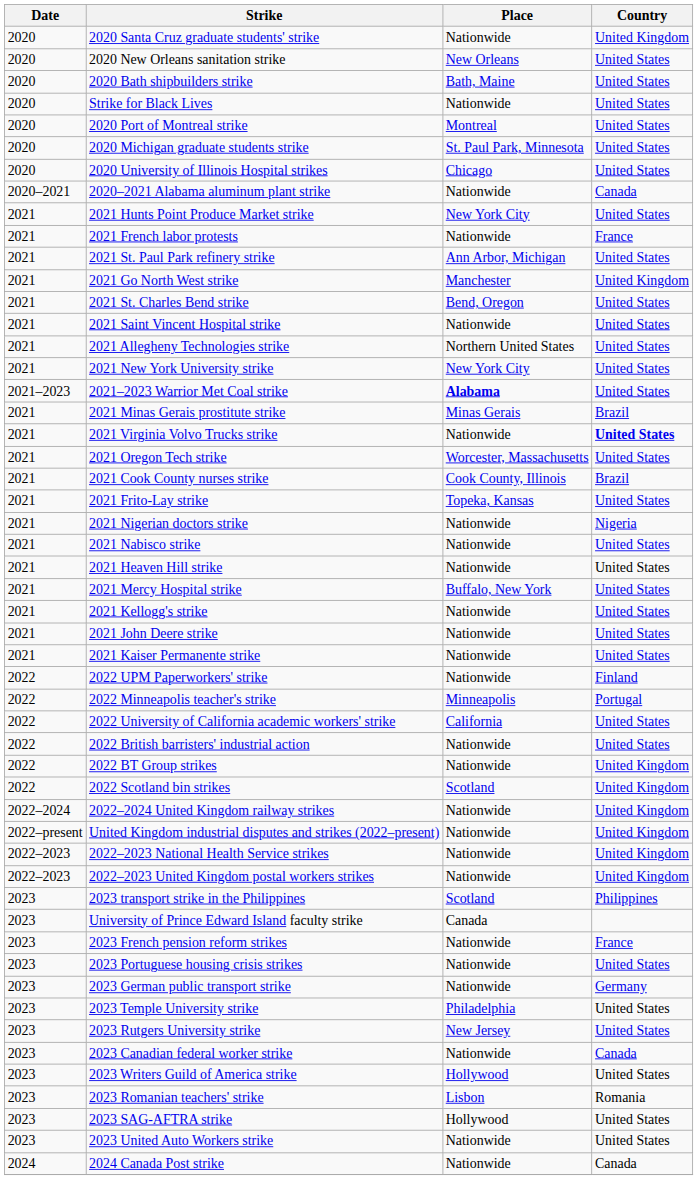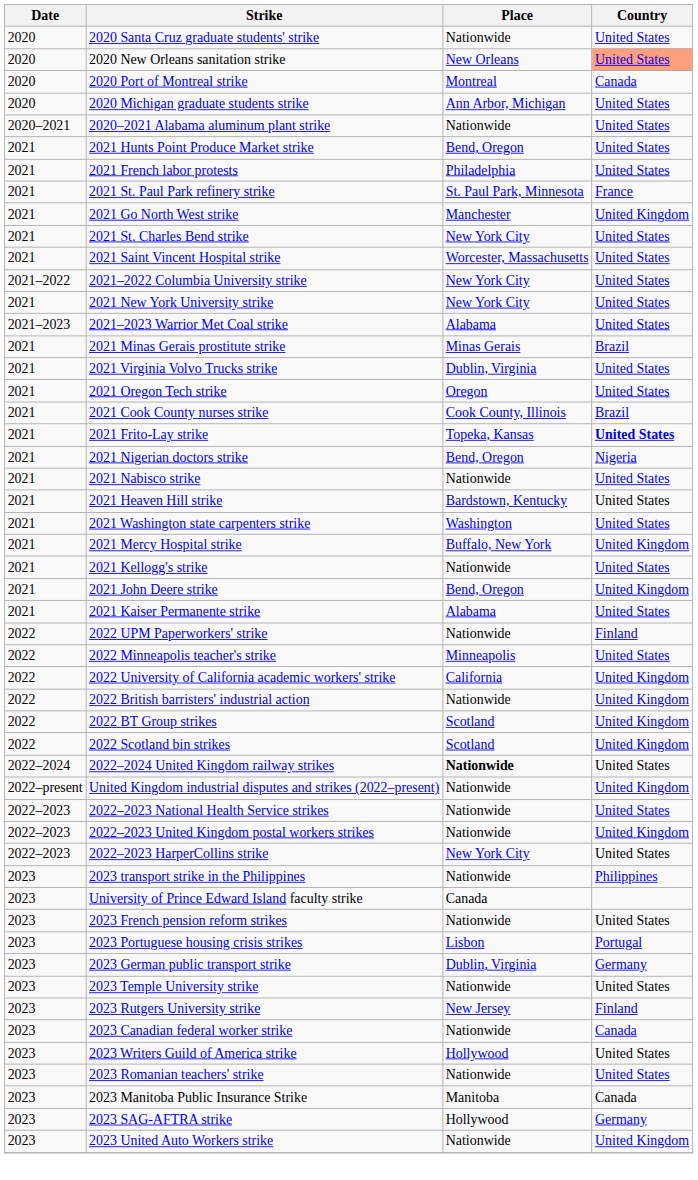(642, 37) United Kingdom -> (632, 37) United States
(632, 59) no background -> (632, 59) lightsalmon background
- row: (171, 81)
- row: (151, 103)
(632, 125) United States -> (616, 81) Canada
(515, 147) St. Paul Park, Minnesota -> (506, 103) Ann Arbor, Michigan
- row: (208, 170)
(616, 192) Canada -> (632, 125) United States
(488, 214) New York City -> (485, 147) Bend, Oregon
(478, 236) Nationwide -> (481, 170) Philadelphia
(614, 236) France -> (632, 170) United States
(506, 258) Ann Arbor, Michigan -> (515, 192) St. Paul Park, Minnesota
(632, 258) United States -> (614, 192) France
(485, 302) Bend, Oregon -> (488, 236) New York City
(478, 324) Nationwide -> (517, 258) Worcester, Massachusetts
+ row: (198, 280)
- row: (189, 346)
(473, 390) bold -> (471, 324) normal
(478, 434) Nationwide -> (491, 368) Dublin, Virginia
(635, 434) bold -> (632, 368) normal
(517, 457) Worcester, Massachusetts -> (467, 390) Oregon
(632, 501) normal -> (635, 434) bold
(478, 523) Nationwide -> (485, 457) Bend, Oregon
(478, 567) Nationwide -> (506, 501) Bardstown, Kentucky
+ row: (200, 523)
(632, 589) United States -> (642, 545) United Kingdom
(478, 633) Nationwide -> (485, 589) Bend, Oregon
(632, 633) United States -> (642, 589) United Kingdom
(478, 655) Nationwide -> (471, 611) Alabama
(619, 699) Portugal -> (632, 655) United States
(632, 721) United States -> (642, 677) United Kingdom
(632, 744) United States -> (642, 699) United Kingdom
(478, 766) Nationwide -> (470, 721) Scotland
(478, 810) normal -> (480, 766) bold
(642, 810) United Kingdom -> (632, 766) United States
(642, 854) United Kingdom -> (632, 810) United States
+ row: (179, 854)
(470, 898) Scotland -> (478, 876) Nationwide
(614, 942) France -> (632, 920) United States
(478, 964) Nationwide -> (465, 942) Lisbon
(632, 964) United States -> (619, 942) Portugal
(478, 986) Nationwide -> (491, 964) Dublin, Virginia
(481, 1008) Philadelphia -> (478, 986) Nationwide
(632, 1031) United States -> (616, 1008) Finland
(465, 1097) Lisbon -> (478, 1075) Nationwide
(620, 1097) Romania -> (632, 1075) United States
+ row: (198, 1097)
(632, 1119) United States -> (621, 1119) Germany
(632, 1141) United States -> (642, 1141) United Kingdom
- row: (157, 1163)
